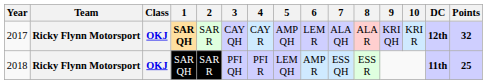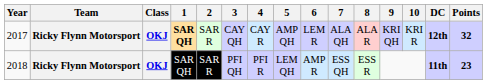(466, 64) 25 -> (466, 64) 23
